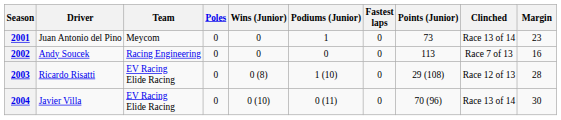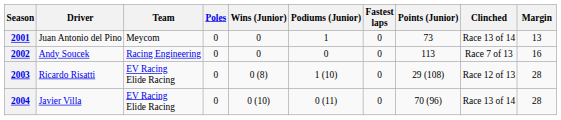(537, 38) 23 -> (537, 38) 13
(537, 101) 30 -> (537, 101) 28
